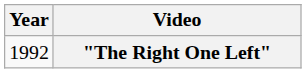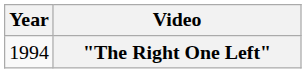(29, 51) 1992 -> (29, 51) 1994
